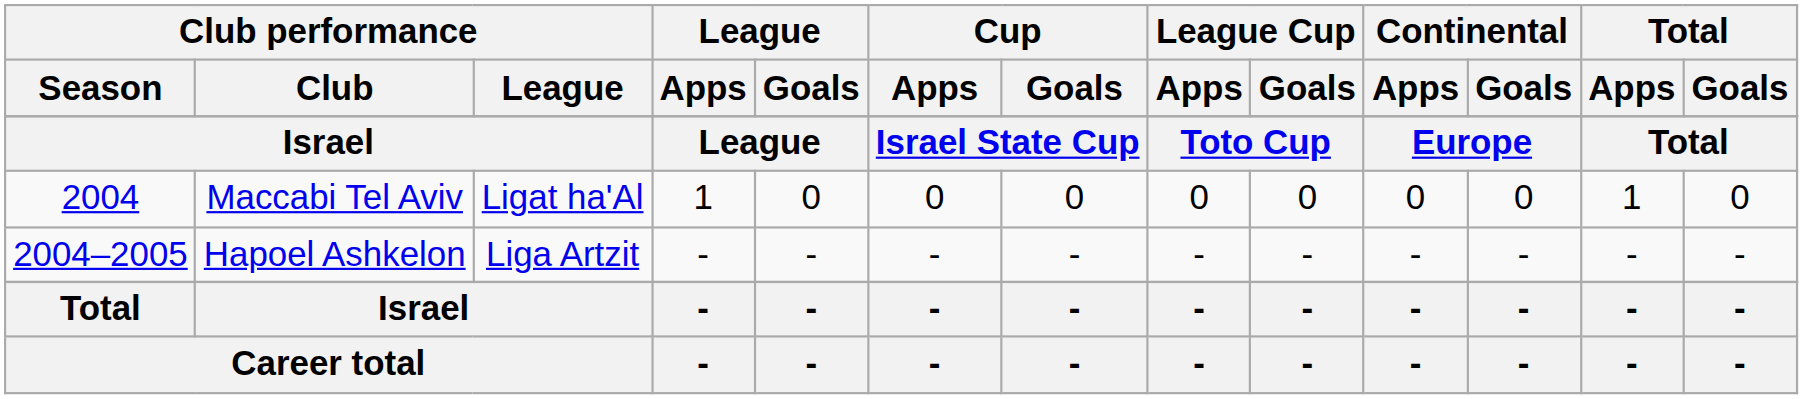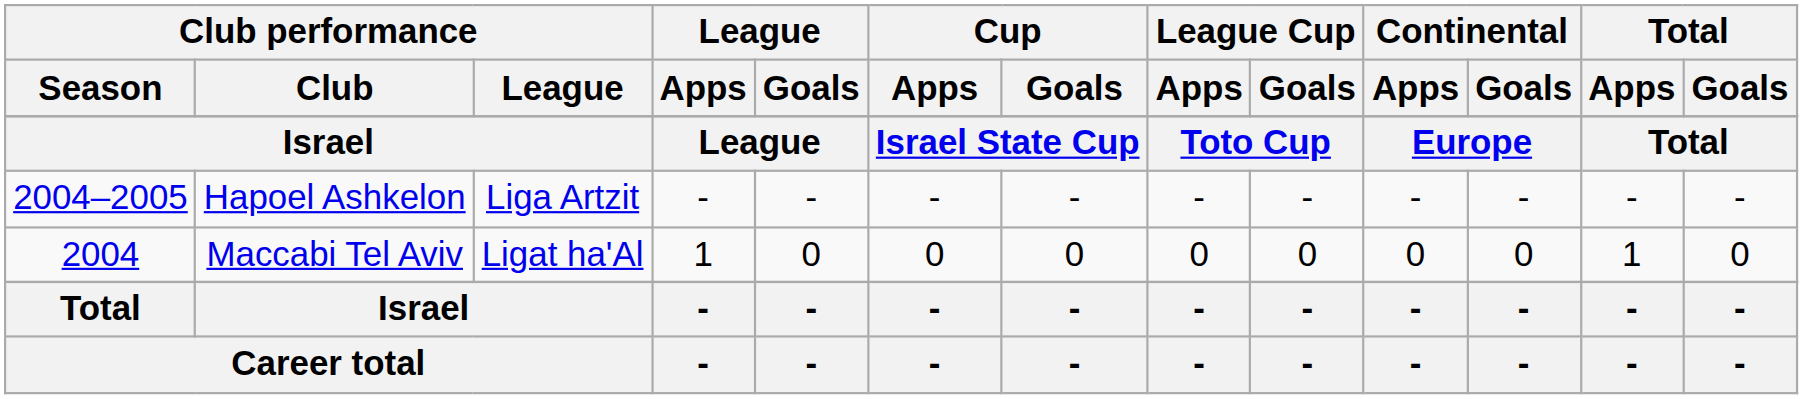rows swapped: (335, 198) <-> (335, 253)
